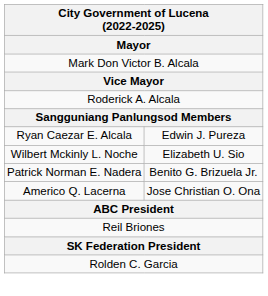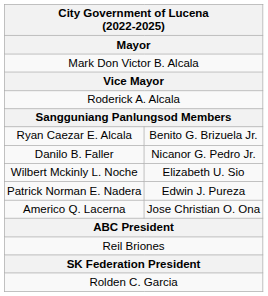(203, 136) Edwin J. Pureza -> (203, 136) Benito G. Brizuela Jr.
+ row: (74, 154)
(203, 172) Benito G. Brizuela Jr. -> (203, 191) Edwin J. Pureza
